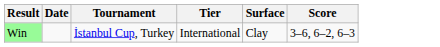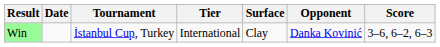+ column: (326, 13)
